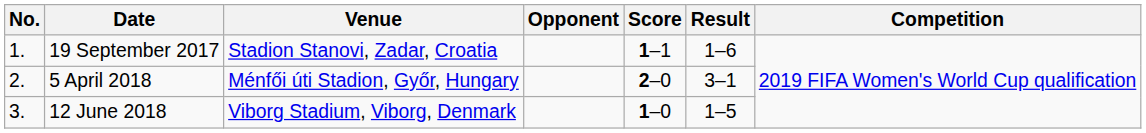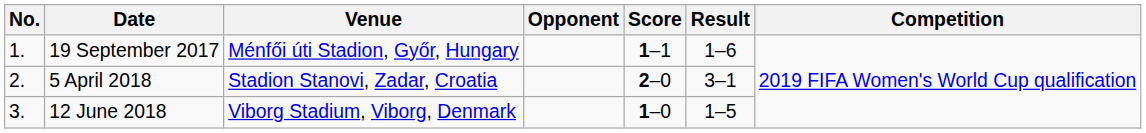(363, 50) Stadion Stanovi, Zadar, Croatia -> (373, 50) Ménfői úti Stadion, Győr, Hungary
(373, 81) Ménfői úti Stadion, Győr, Hungary -> (363, 81) Stadion Stanovi, Zadar, Croatia
